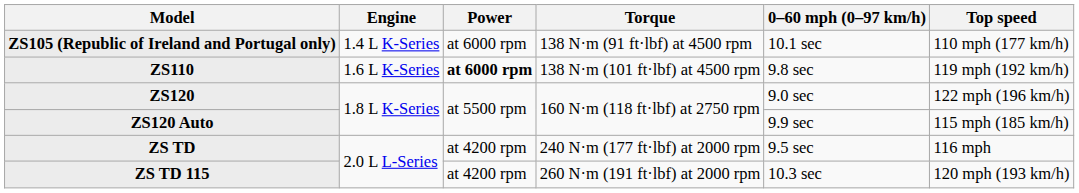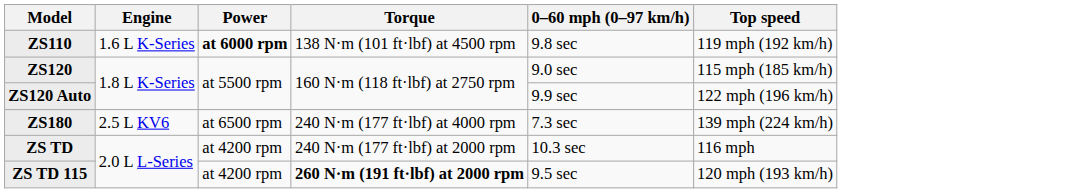- row: (172, 43)
(1001, 95) 122 mph (196 km/h) -> (765, 69) 115 mph (185 km/h)
(1001, 122) 115 mph (185 km/h) -> (765, 95) 122 mph (196 km/h)
+ row: (50, 122)
(791, 148) 9.5 sec -> (559, 148) 10.3 sec
(650, 174) normal -> (410, 174) bold
(795, 174) 10.3 sec -> (554, 174) 9.5 sec
